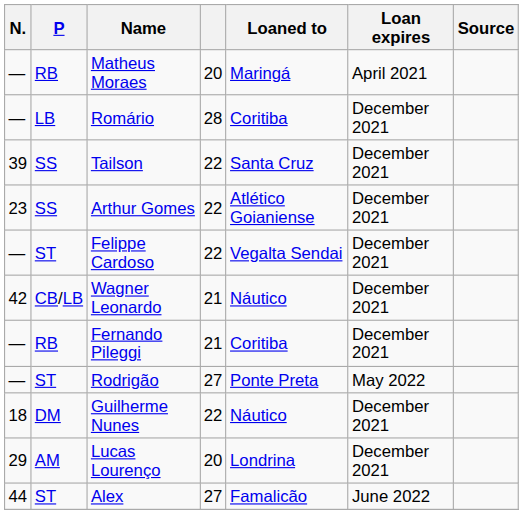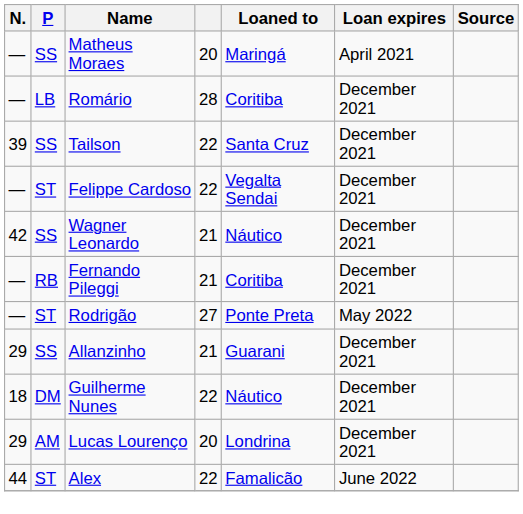(46, 72) RB -> (46, 54) SS
- row: (143, 208)
(59, 298) CB/LB -> (46, 234) SS
+ row: (107, 351)
(213, 496) 27 -> (208, 477) 22
